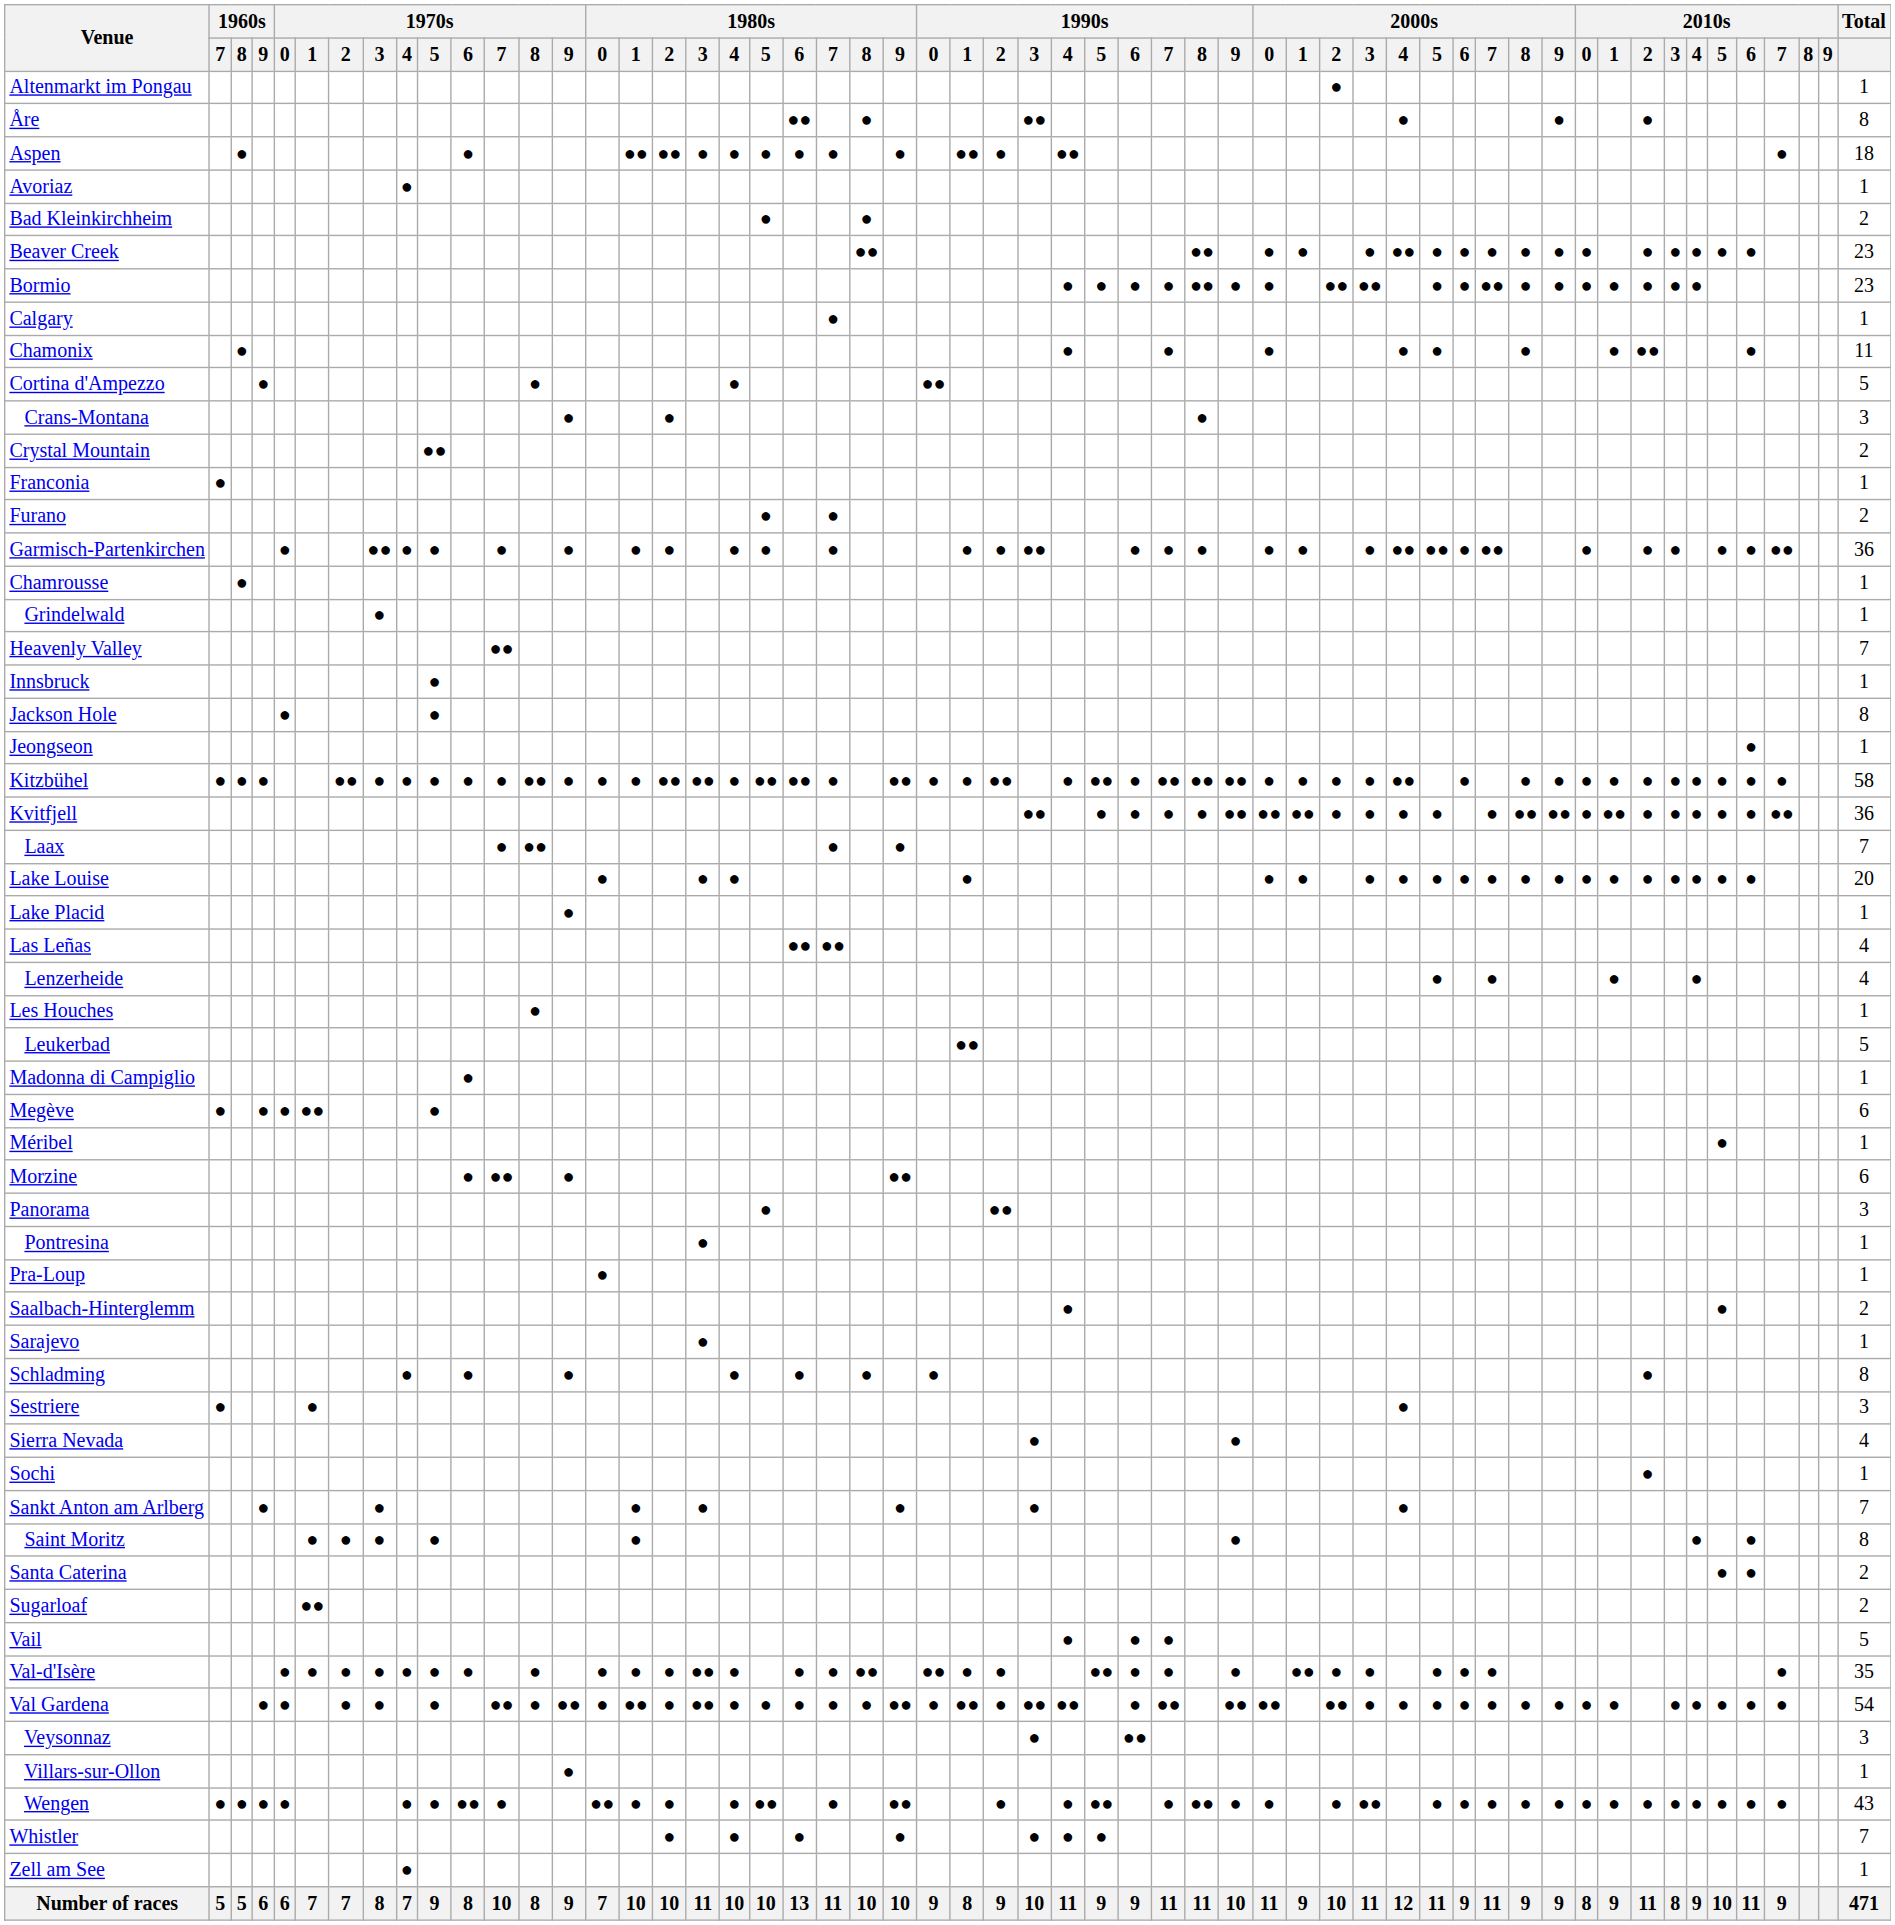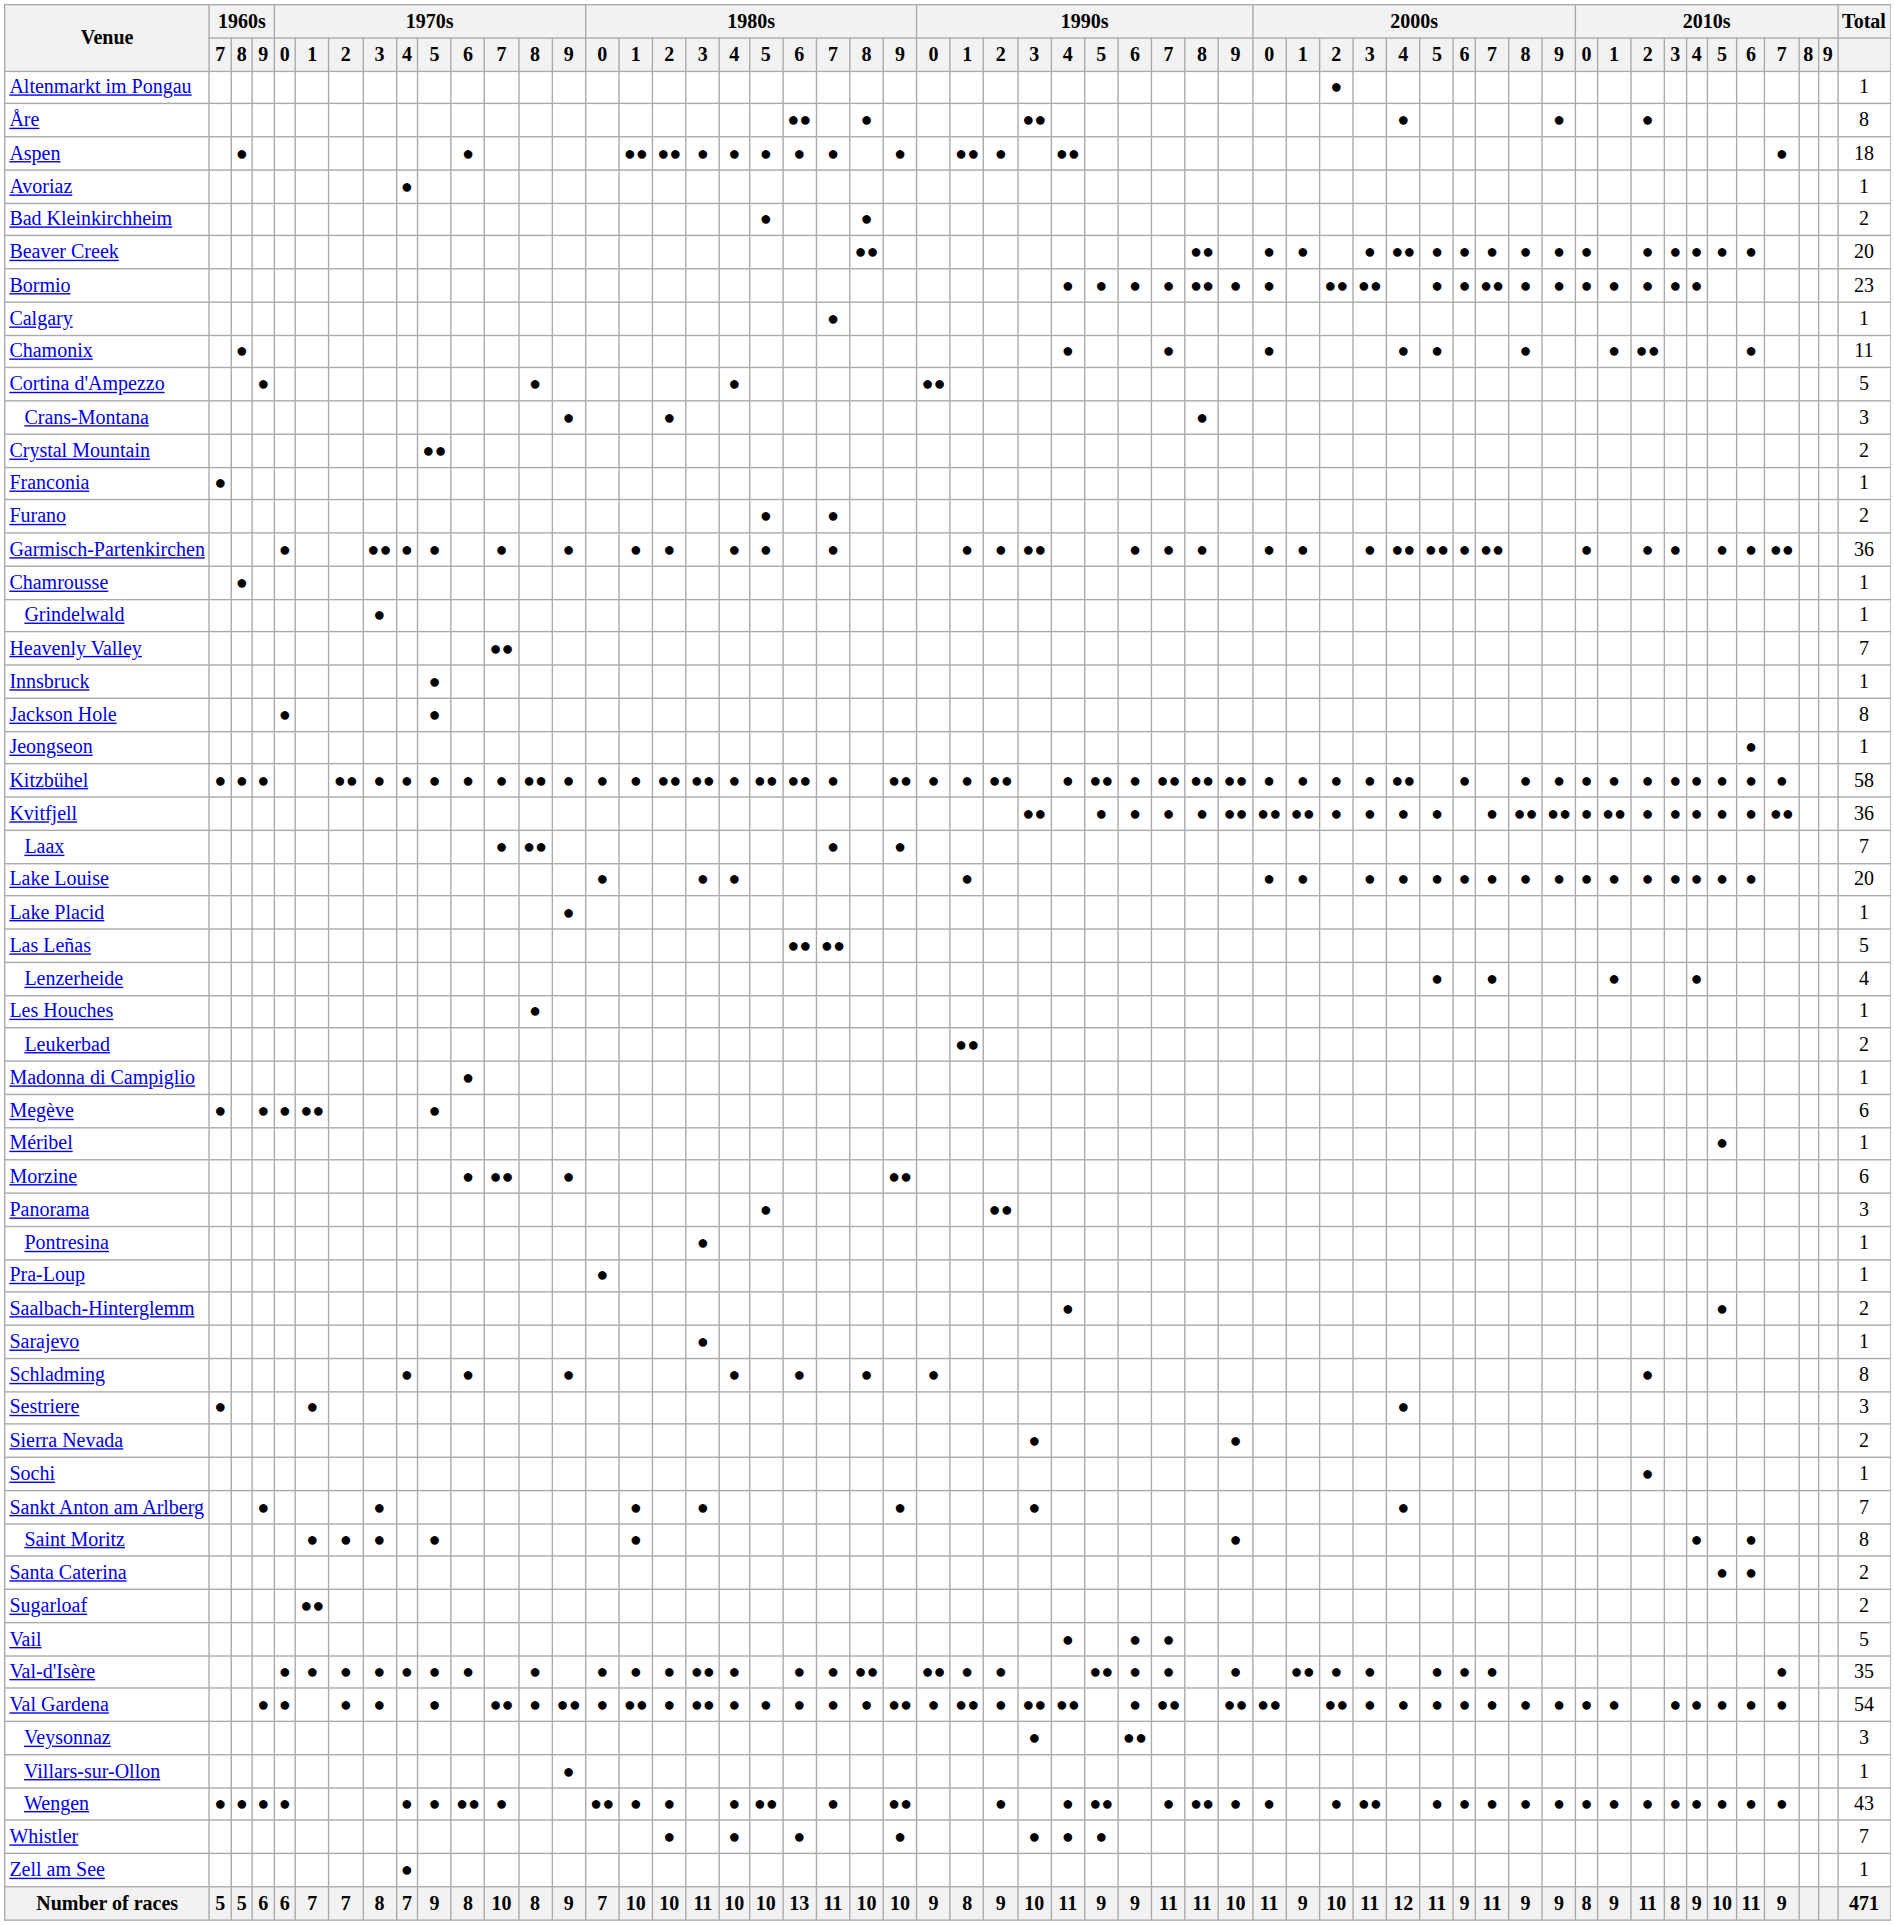(1864, 252) 23 -> (1864, 252) 20
(1864, 945) 4 -> (1864, 945) 5
(1864, 1044) 5 -> (1864, 1044) 2
(1864, 1440) 4 -> (1864, 1440) 2
